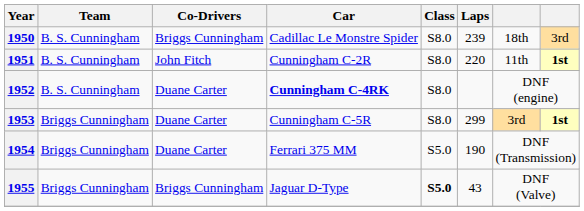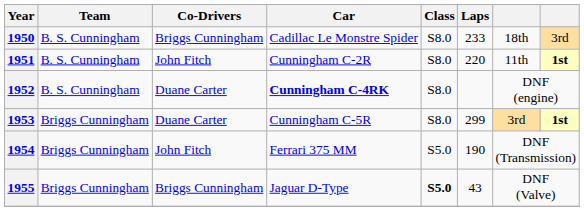(475, 38) 239 -> (475, 38) 233
(191, 150) Duane Carter -> (183, 150) John Fitch
